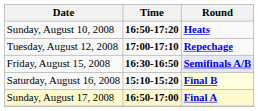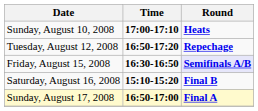(152, 30) 16:50-17:20 -> (152, 30) 17:00-17:10
(152, 47) 17:00-17:10 -> (152, 47) 16:50-17:20
(200, 81) lightyellow background -> (200, 81) no background
